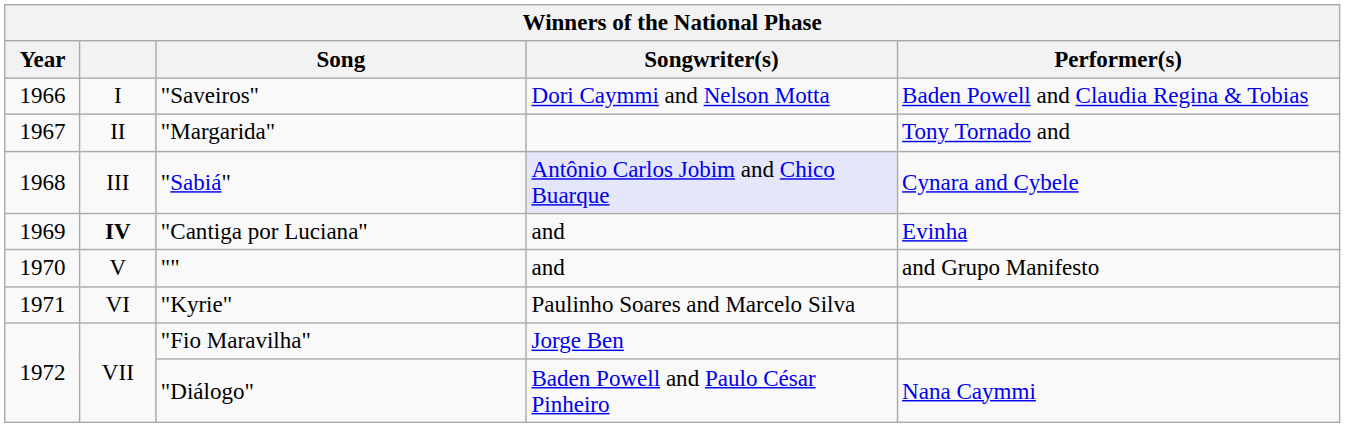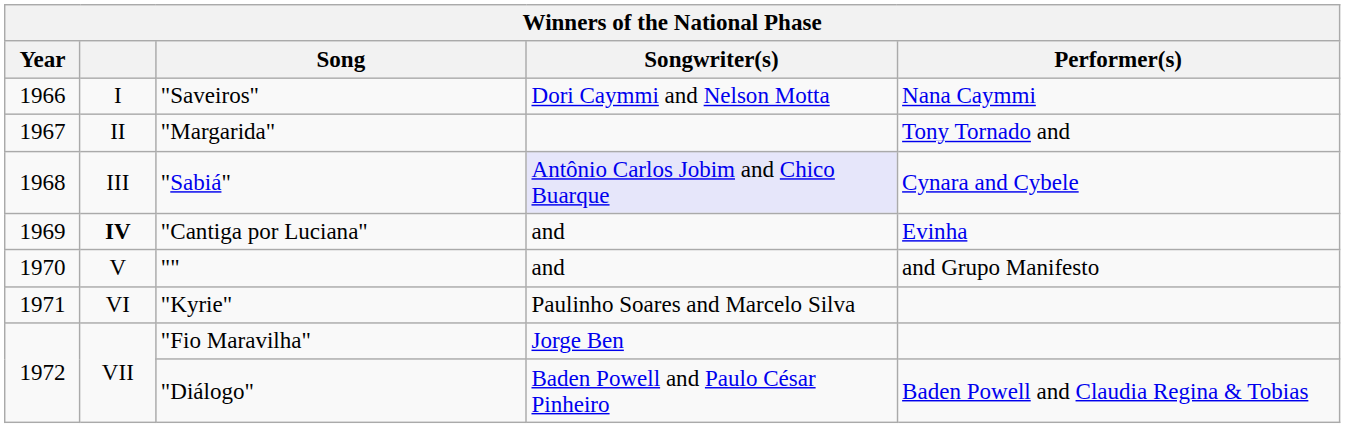(1105, 95) Baden Powell and Claudia Regina & Tobias -> (969, 95) Nana Caymmi
(969, 390) Nana Caymmi -> (1105, 390) Baden Powell and Claudia Regina & Tobias
